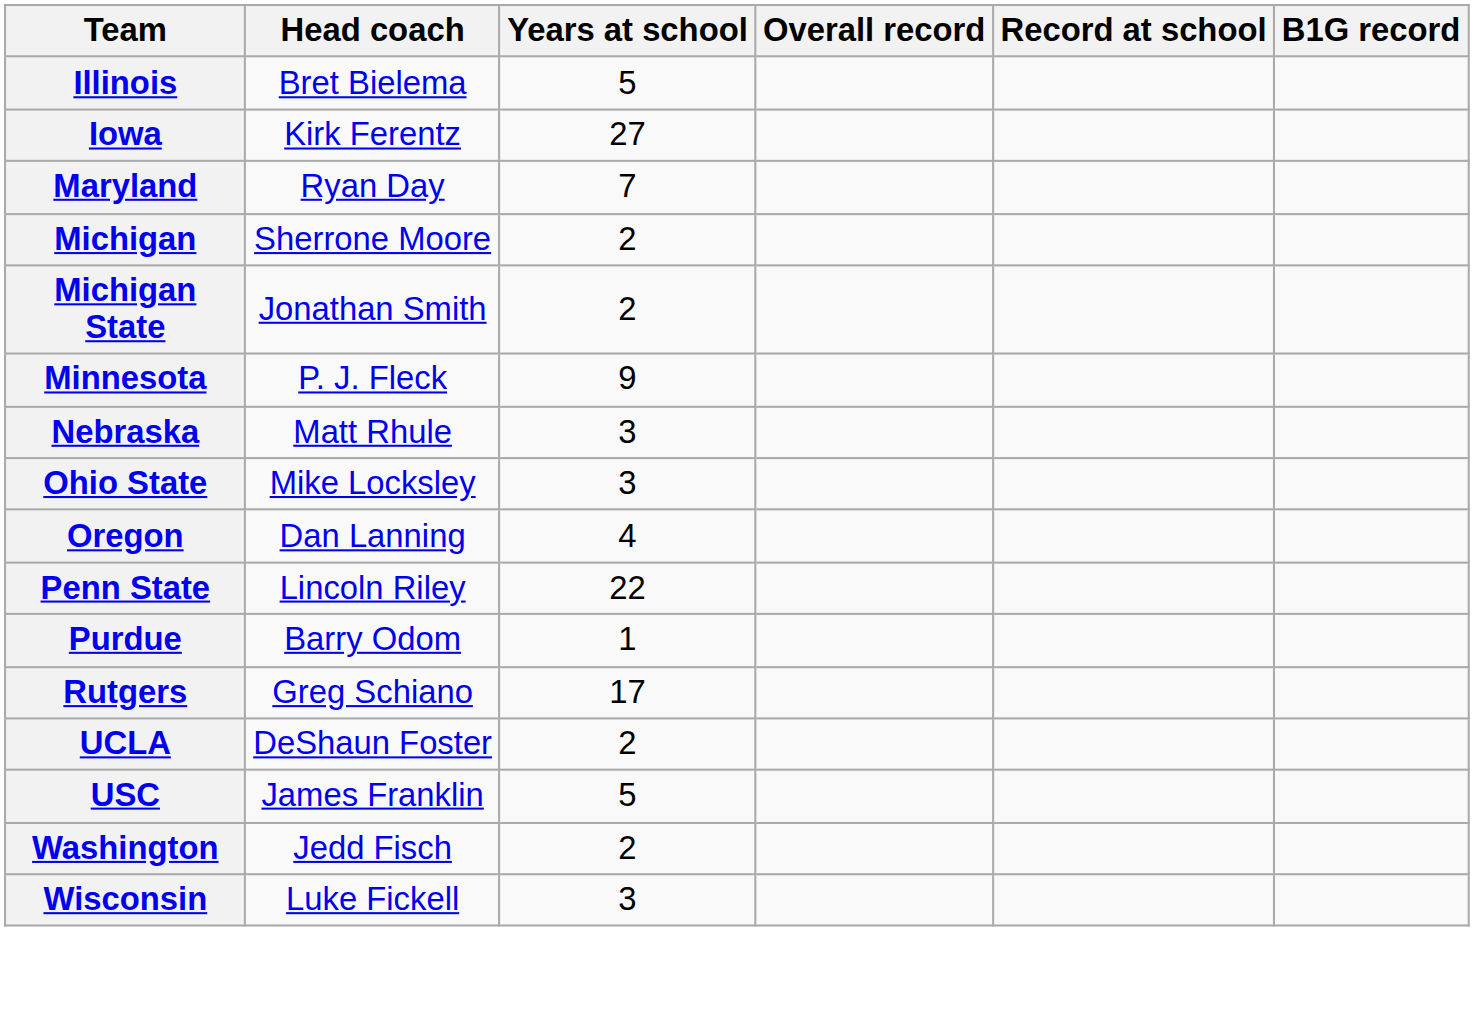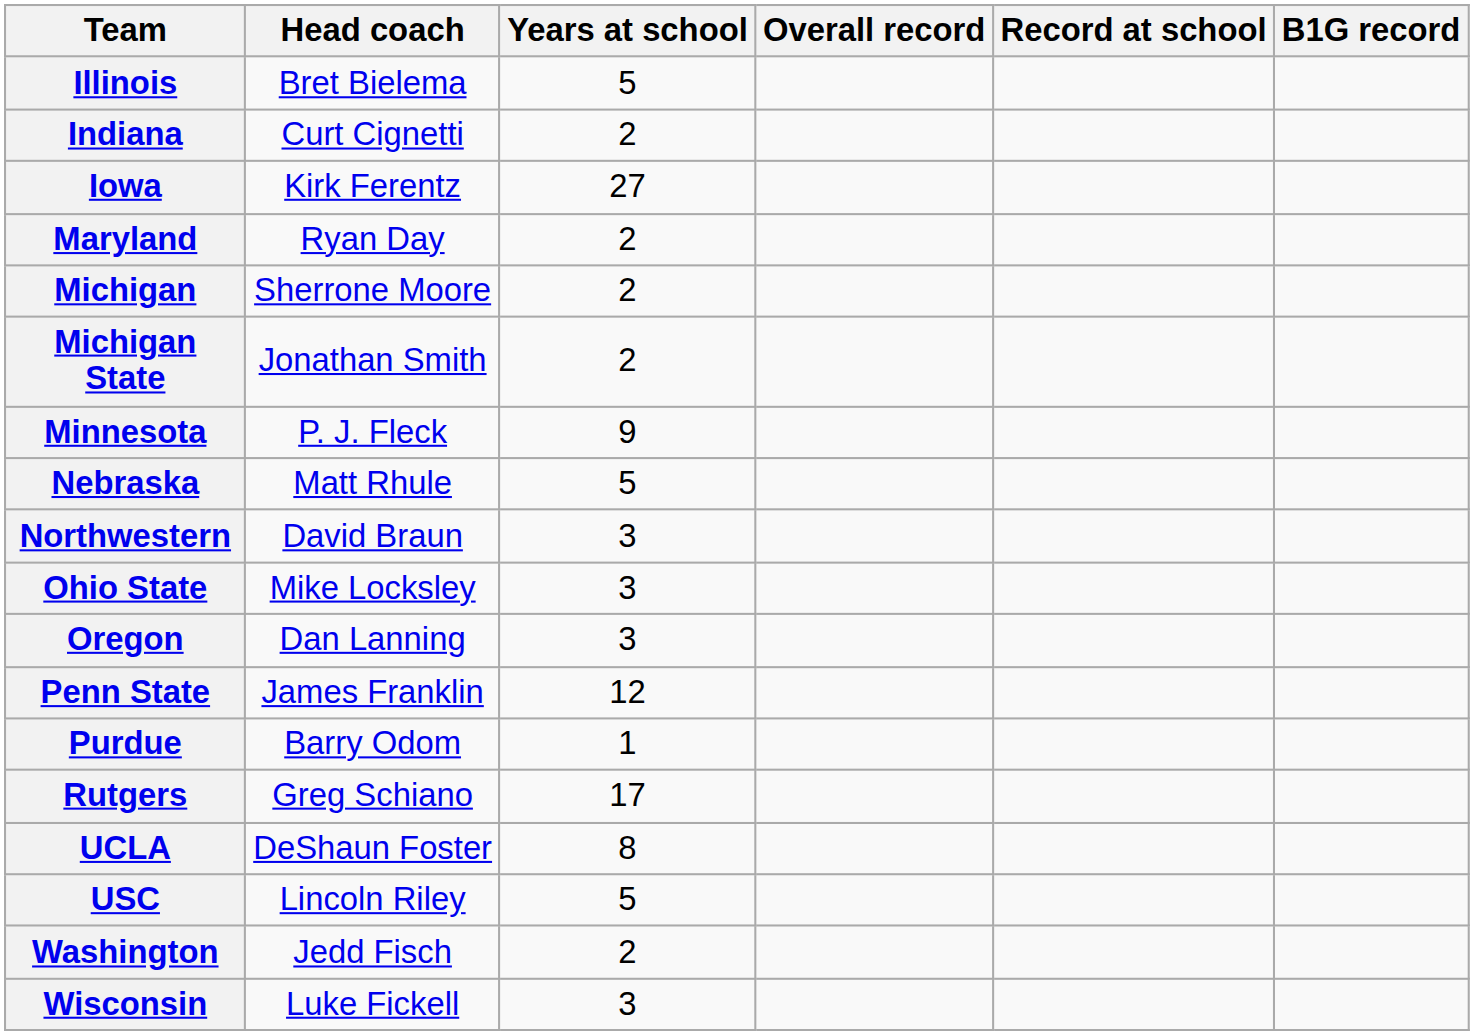+ row: (125, 134)
(627, 186) 7 -> (627, 238) 2
(627, 431) 3 -> (627, 483) 5
+ row: (125, 535)
(627, 535) 4 -> (627, 639) 3
(373, 587) Lincoln Riley -> (373, 691) James Franklin
(628, 587) 22 -> (628, 691) 12
(627, 743) 2 -> (627, 847) 8
(373, 795) James Franklin -> (373, 899) Lincoln Riley
